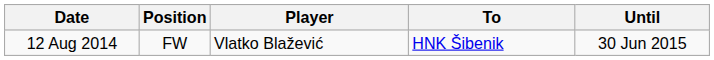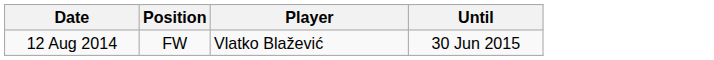- column: (492, 17)
